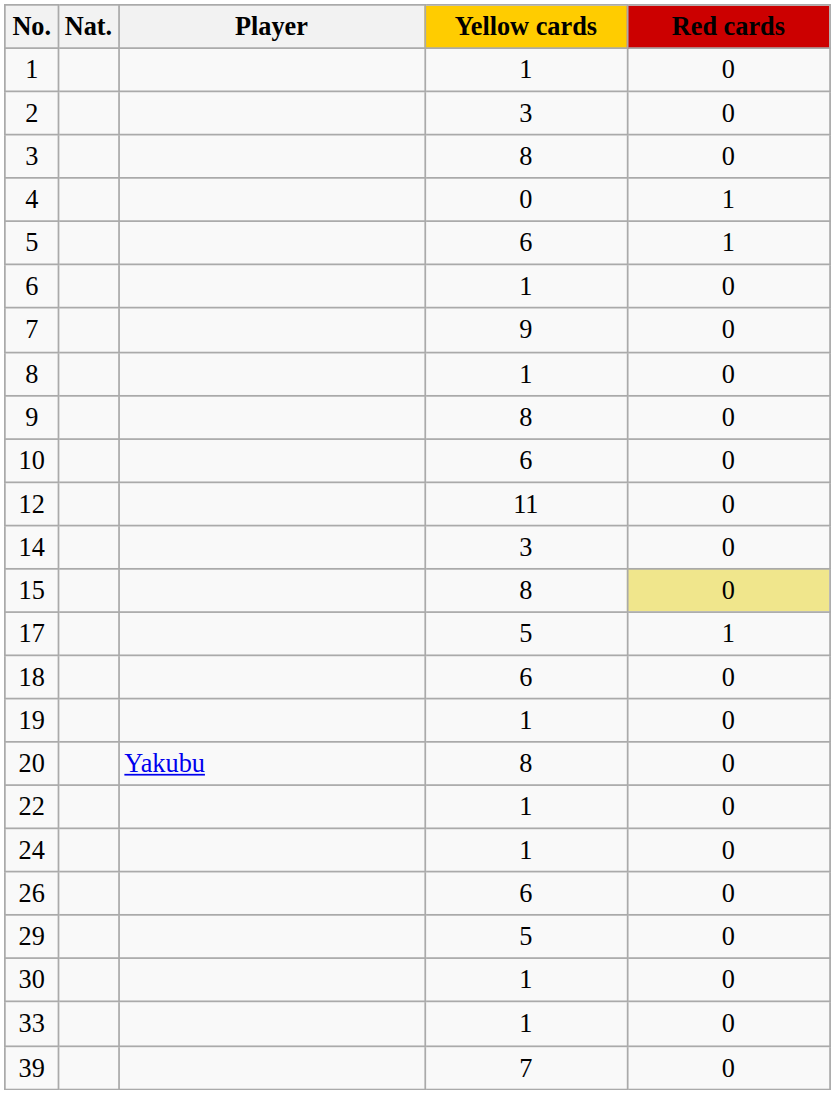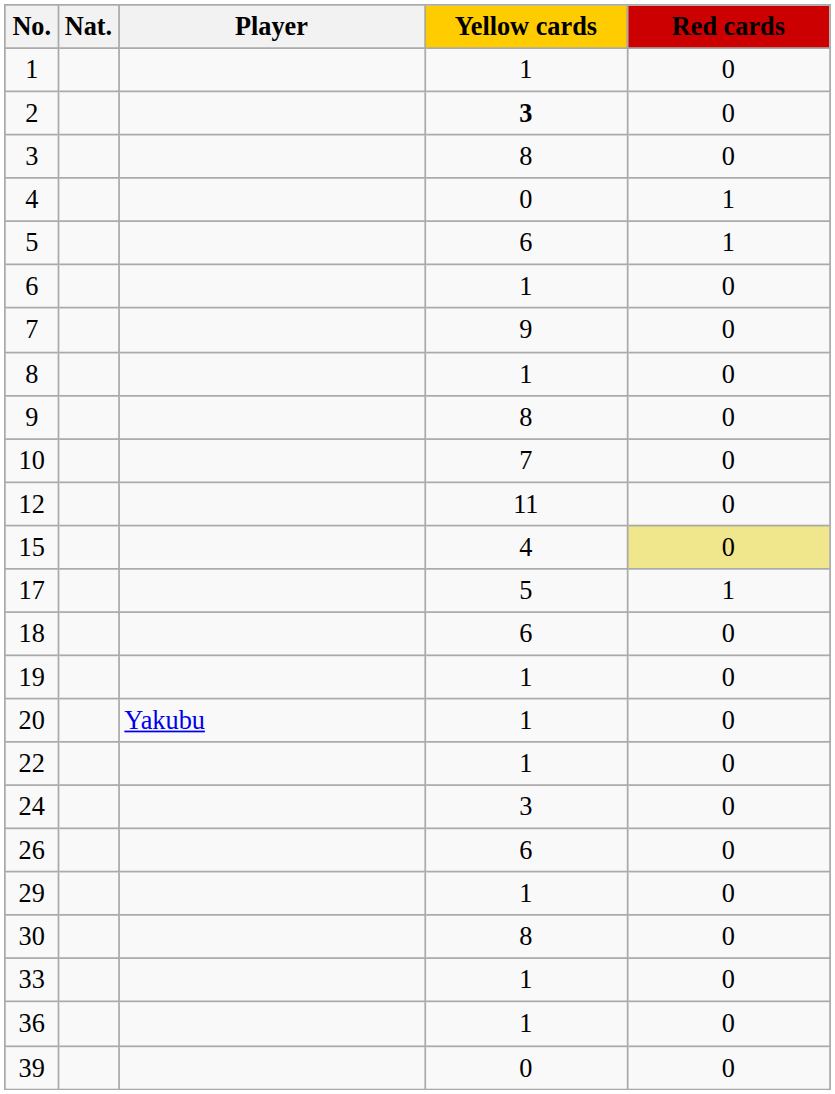(526, 113) normal -> (526, 113) bold
(526, 459) 6 -> (526, 459) 7
- row: (32, 546)
(526, 590) 8 -> (526, 546) 4
(526, 763) 8 -> (526, 720) 1
(526, 850) 1 -> (526, 806) 3
(526, 936) 5 -> (526, 893) 1
(526, 980) 1 -> (526, 936) 8
+ row: (32, 1023)
(526, 1066) 7 -> (526, 1066) 0
